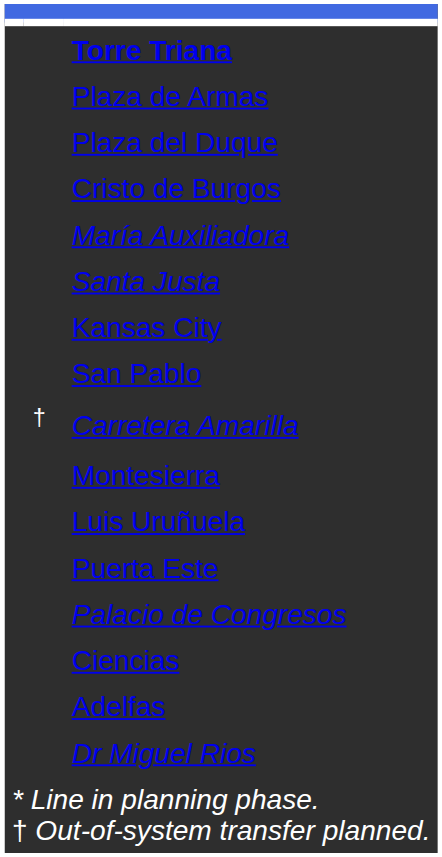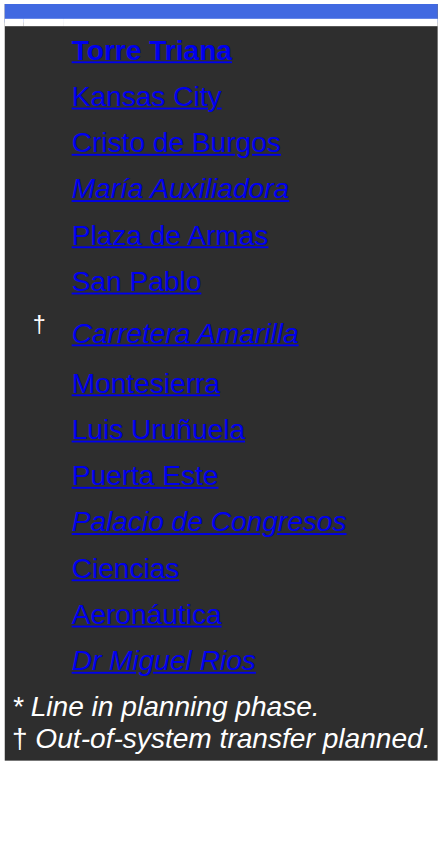rows swapped: (170, 96) <-> (147, 327)
- row: (175, 142)
- row: (146, 281)
- row: (119, 706)
+ row: (147, 614)
